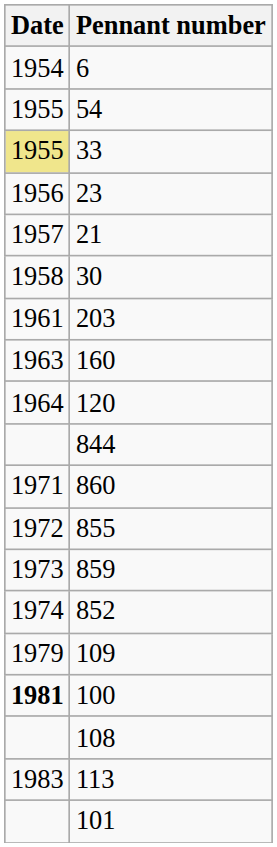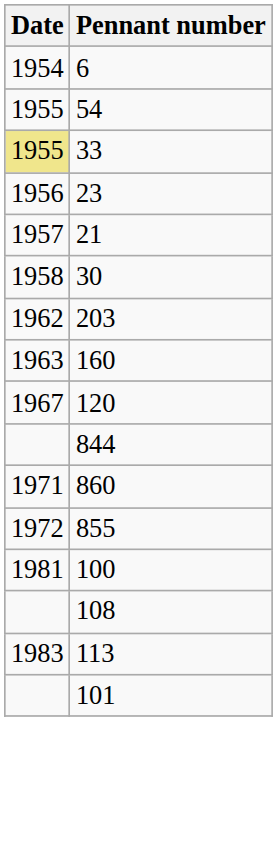(37, 318) 1961 -> (37, 318) 1962
(37, 402) 1964 -> (37, 402) 1967
- row: (96, 569)
- row: (96, 611)
- row: (96, 653)
(37, 695) bold -> (37, 569) normal
